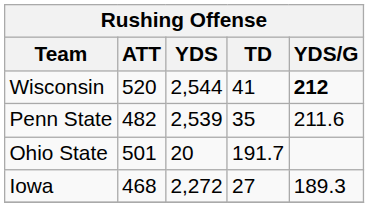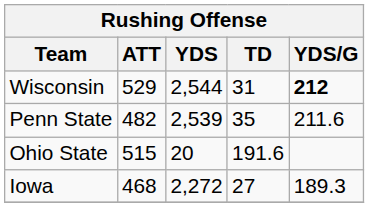(139, 86) 520 -> (139, 86) 529
(244, 86) 41 -> (244, 86) 31
(139, 152) 501 -> (139, 152) 515
(258, 152) 191.7 -> (258, 152) 191.6
